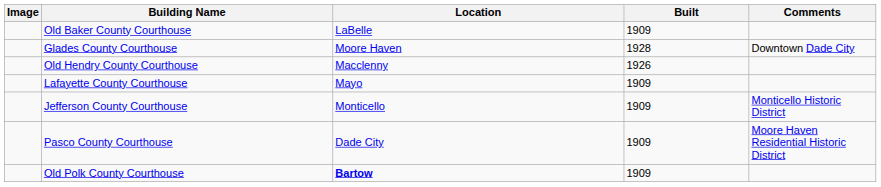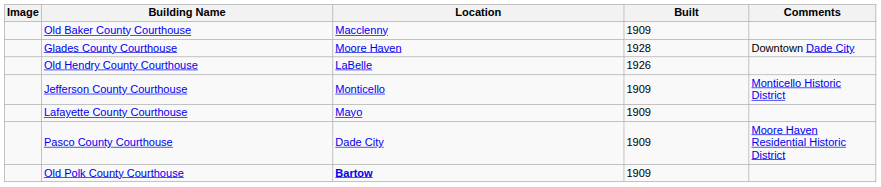(354, 30) LaBelle -> (362, 30) Macclenny
(362, 65) Macclenny -> (354, 65) LaBelle
rows swapped: (116, 107) <-> (116, 83)
